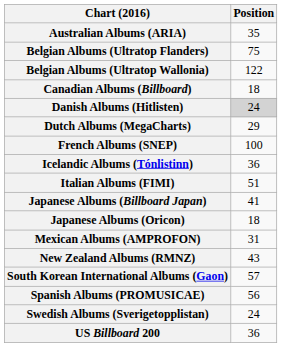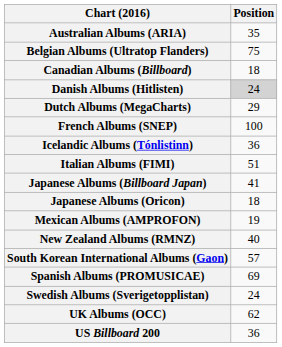- row: (118, 70)
(254, 239) 31 -> (254, 220) 19
(254, 257) 43 -> (254, 239) 40
(254, 295) 56 -> (254, 276) 69
+ row: (118, 314)
